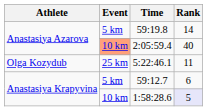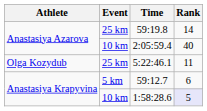(112, 30) 5 km -> (115, 30) 25 km
(115, 47) lightsalmon background -> (115, 47) no background
